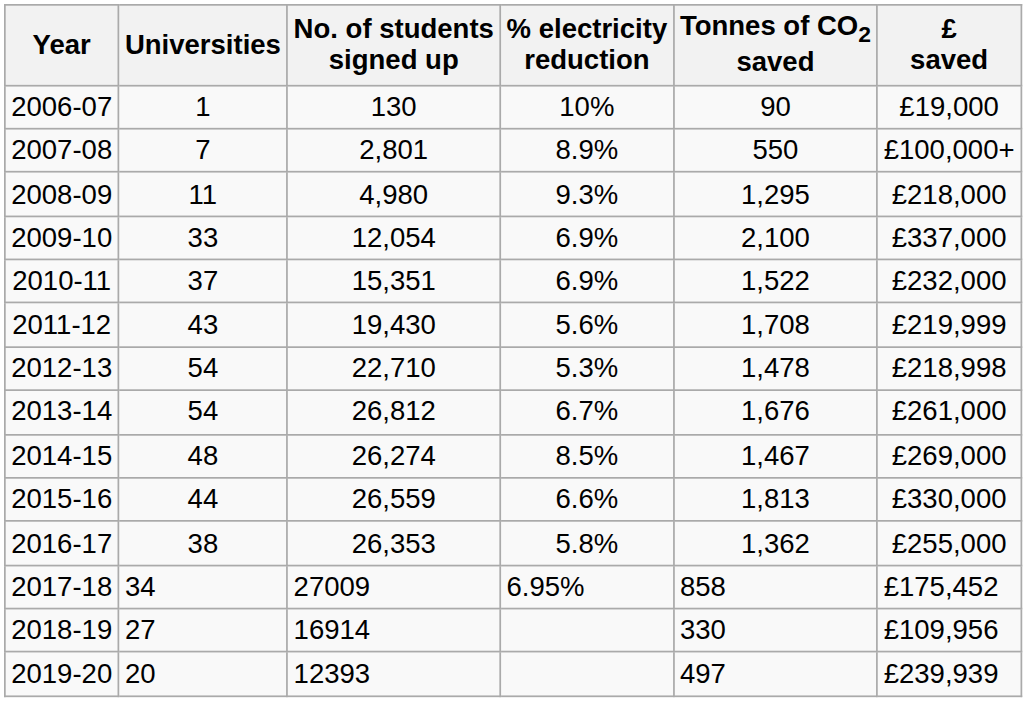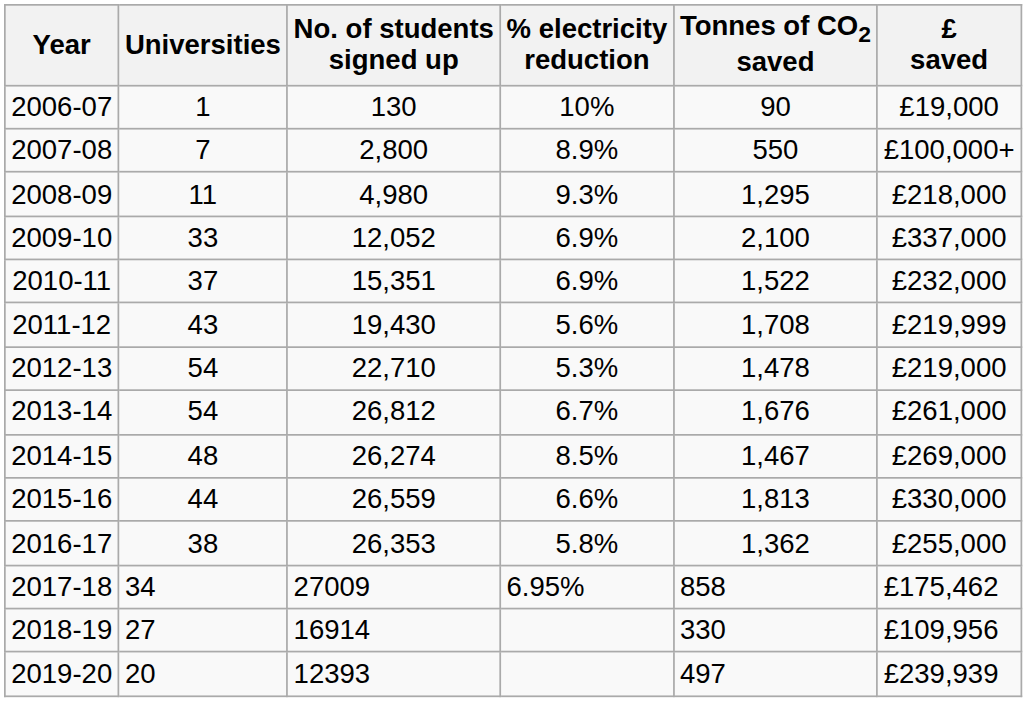(394, 150) 2,801 -> (394, 150) 2,800
(394, 237) 12,054 -> (394, 237) 12,052
(949, 368) £218,998 -> (949, 368) £219,000
(941, 586) £175,452 -> (941, 586) £175,462
